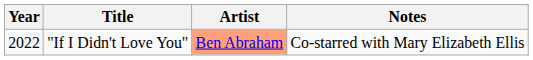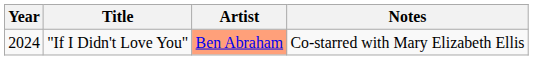(24, 42) 2022 -> (24, 42) 2024
